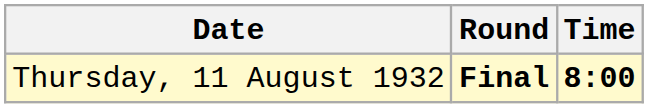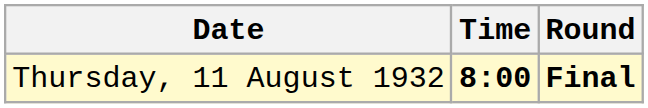columns swapped: (600, 30) <-> (504, 30)
